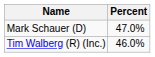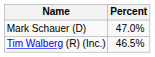(127, 44) 46.0% -> (127, 44) 46.5%
